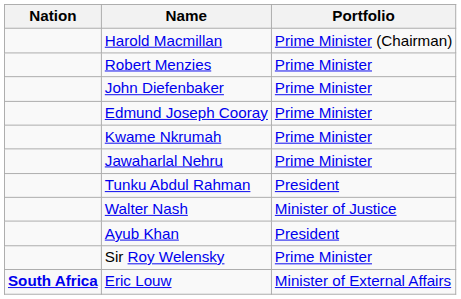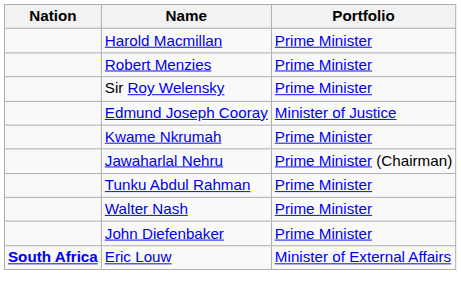(364, 40) Prime Minister (Chairman) -> (323, 40) Prime Minister
rows swapped: (164, 88) <-> (165, 257)
(323, 112) Prime Minister -> (336, 112) Minister of Justice
(323, 161) Prime Minister -> (364, 161) Prime Minister (Chairman)
(307, 185) President -> (323, 185) Prime Minister
(336, 209) Minister of Justice -> (323, 209) Prime Minister
- row: (142, 233)
